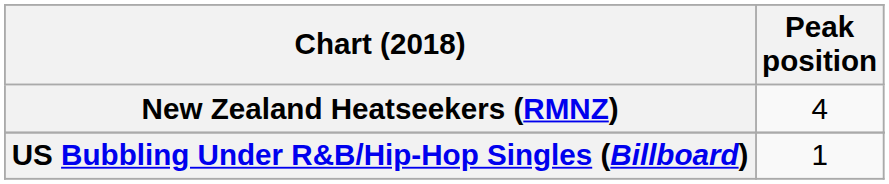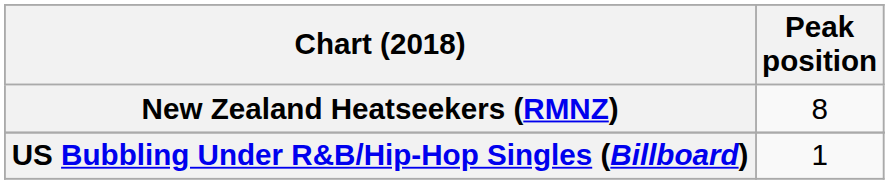(820, 108) 4 -> (820, 108) 8
